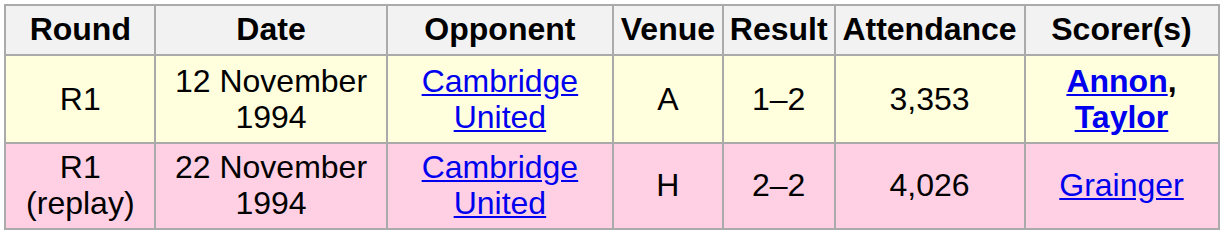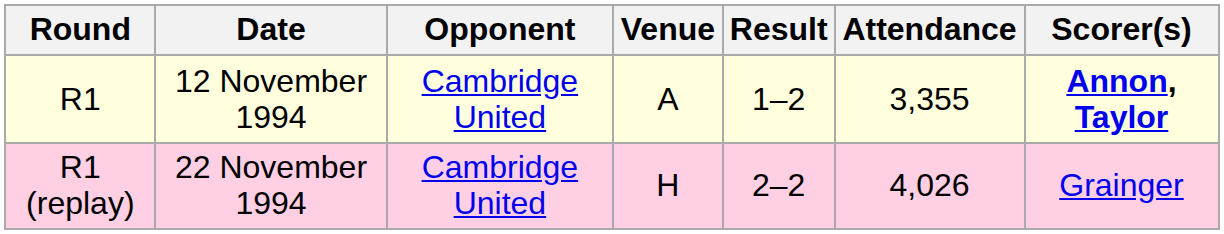(929, 98) 3,353 -> (929, 98) 3,355
